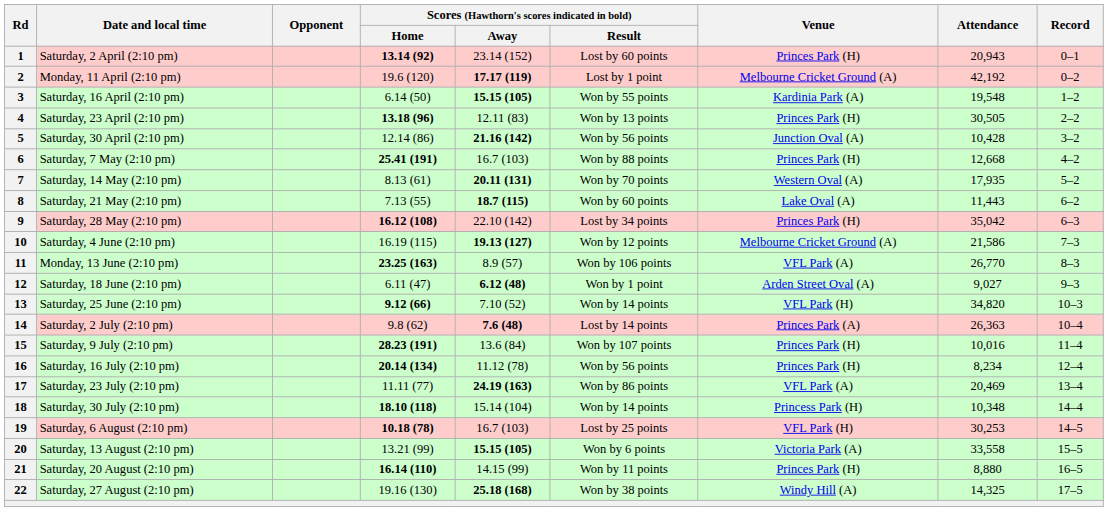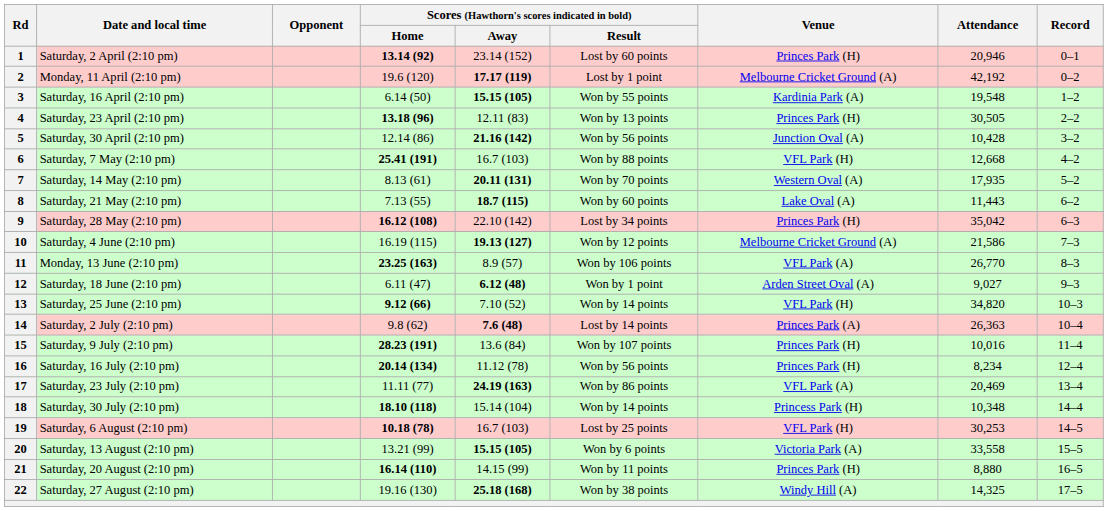(988, 56) 20,943 -> (988, 56) 20,946
(818, 159) Princes Park (H) -> (818, 159) VFL Park (H)
